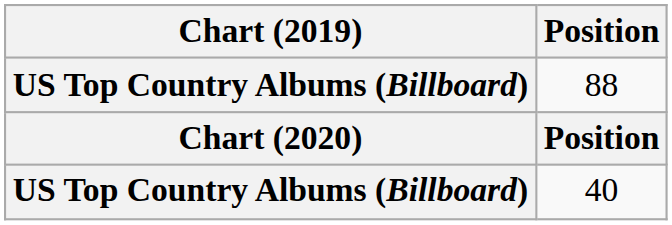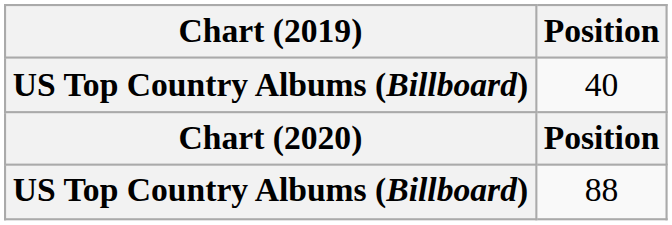rows swapped: (602, 84) <-> (602, 191)
